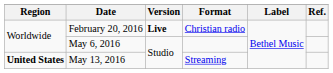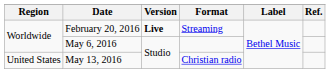(215, 28) Christian radio -> (202, 28) Streaming
(35, 60) bold -> (34, 60) normal
(206, 60) Streaming -> (212, 60) Christian radio
